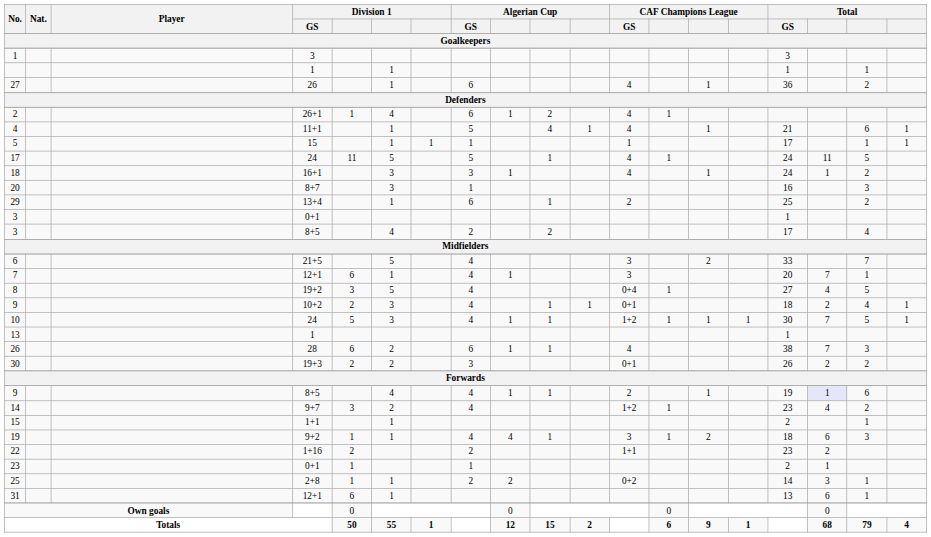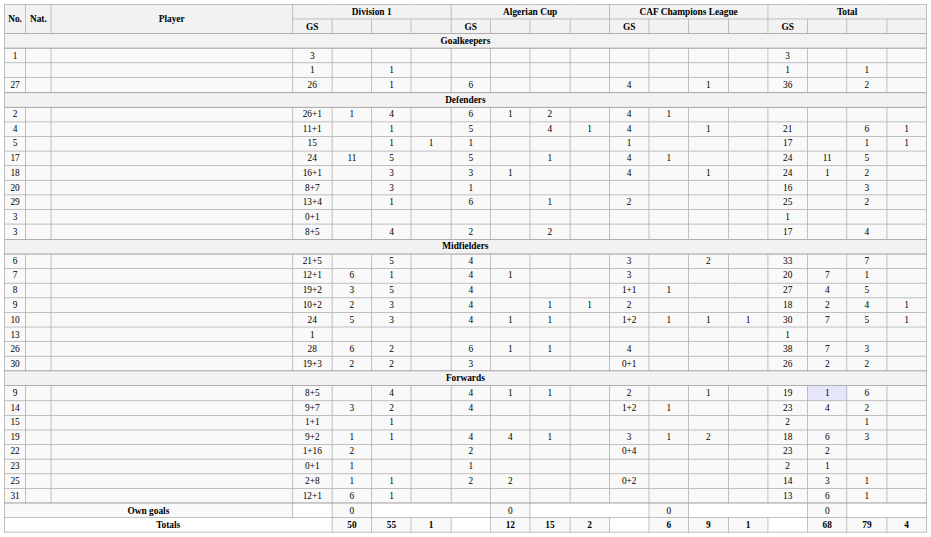(629, 290) 0+4 -> (629, 290) 1+1
(629, 305) 0+1 -> (629, 305) 2
(629, 452) 1+1 -> (629, 452) 0+4
